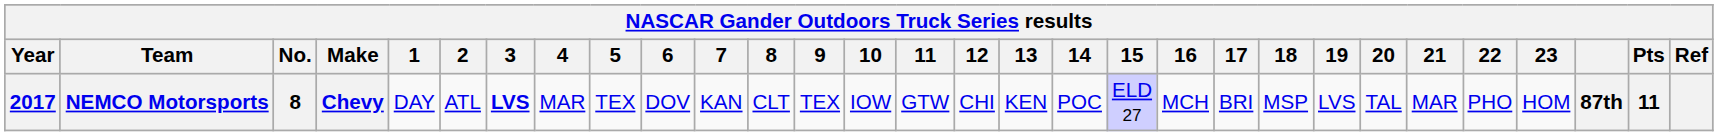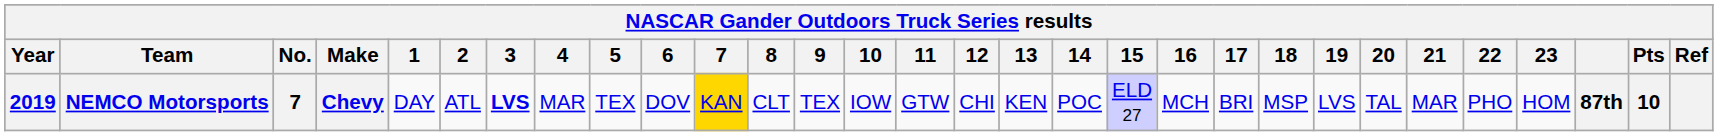(33, 102) 2017 -> (33, 102) 2019
(295, 102) 8 -> (295, 102) 7
(721, 102) no background -> (721, 102) gold background
(1649, 102) 11 -> (1649, 102) 10
